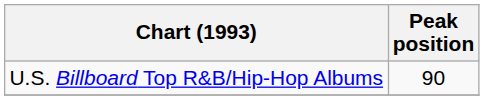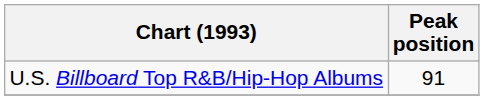(433, 77) 90 -> (433, 77) 91
